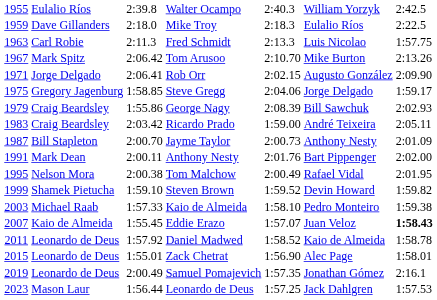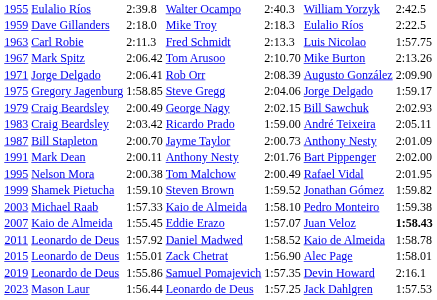(282, 75) 2:02.15 -> (282, 75) 2:08.39
(145, 108) 1:55.86 -> (145, 108) 2:00.49
(282, 108) 2:08.39 -> (282, 108) 2:02.15
(339, 190) Devin Howard -> (344, 190) Jonathan Gómez
(145, 273) 2:00.49 -> (145, 273) 1:55.86
(344, 273) Jonathan Gómez -> (339, 273) Devin Howard
